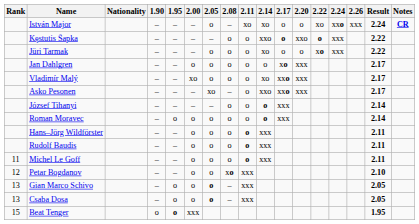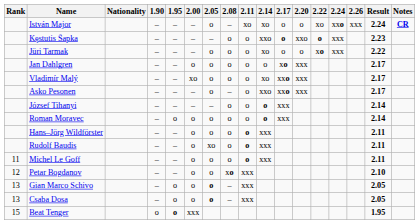(378, 37) 2.22 -> (378, 37) 2.23
(211, 91) xo -> (211, 91) o
(211, 145) o -> (211, 145) xo
